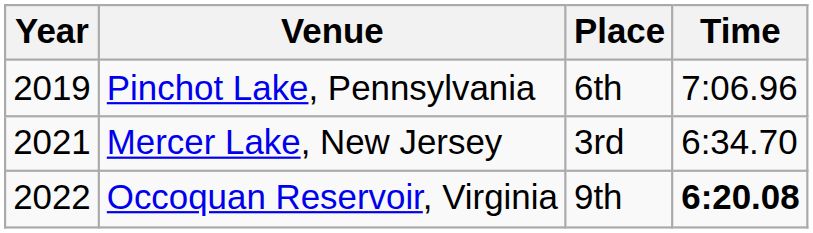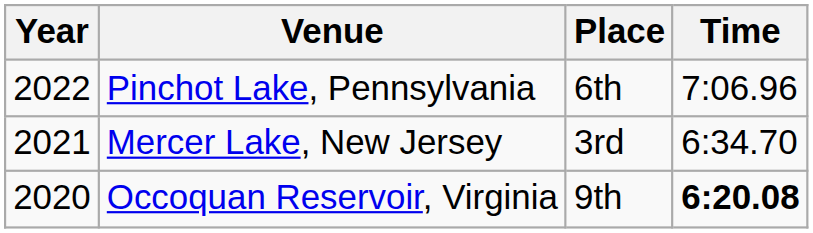(52, 87) 2019 -> (52, 87) 2022
(52, 198) 2022 -> (52, 198) 2020
